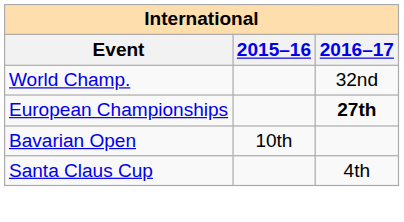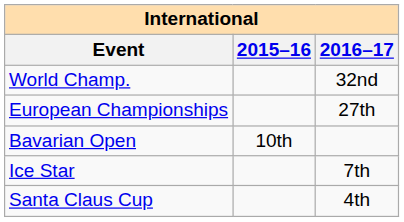(357, 110) bold -> (357, 110) normal
+ row: (42, 170)
